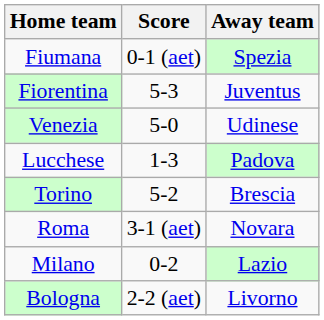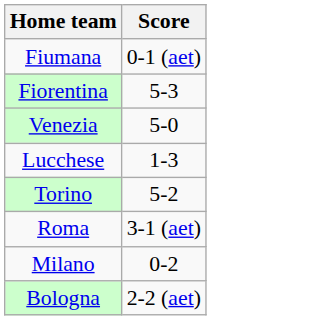- column: (262, 21)
